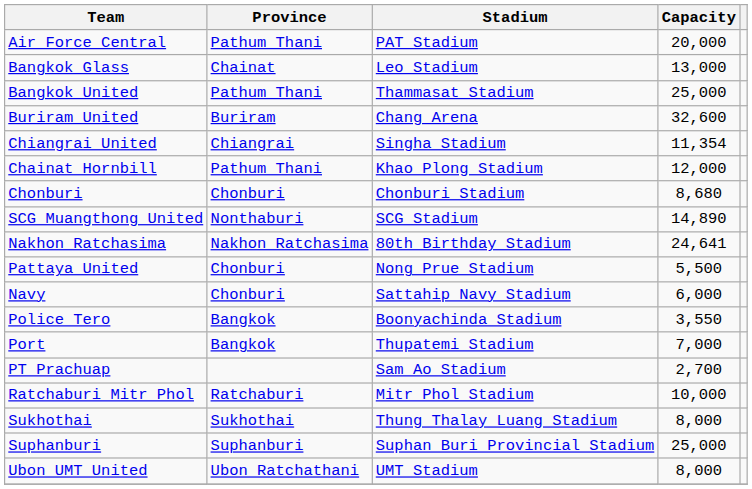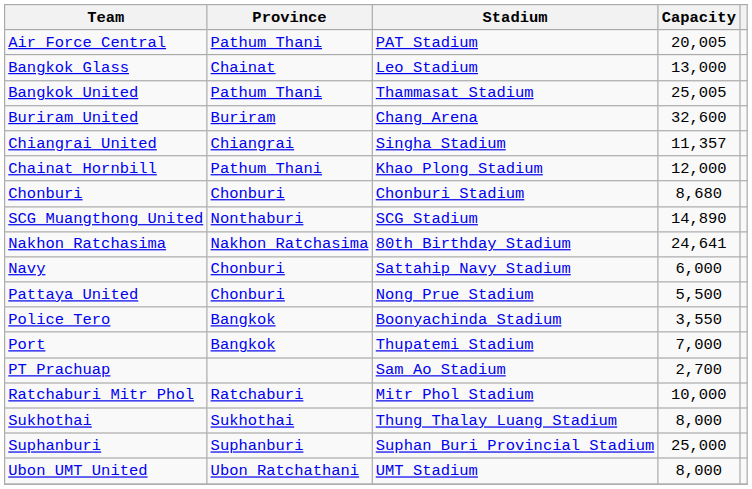(699, 42) 20,000 -> (699, 42) 20,005
(699, 93) 25,000 -> (699, 93) 25,005
(699, 143) 11,354 -> (699, 143) 11,357
rows swapped: (27, 295) <-> (73, 269)
